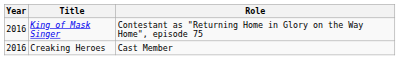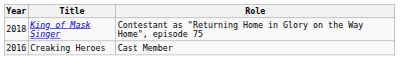(16, 29) 2016 -> (16, 29) 2018
